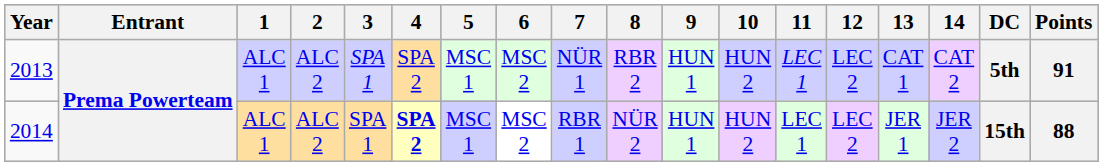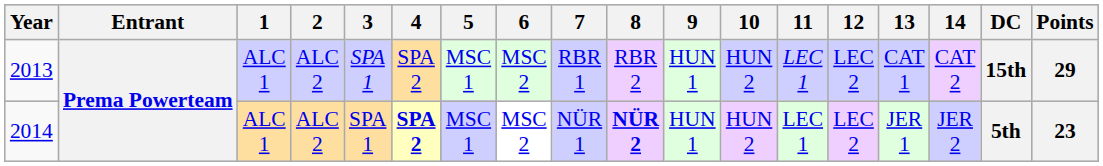(580, 69) NÜR 1 -> (580, 69) RBR 1
(1005, 69) 5th -> (1006, 69) 15th
(1064, 69) 91 -> (1065, 69) 29
(580, 130) RBR 1 -> (580, 130) NÜR 1
(635, 130) normal -> (636, 130) bold
(1005, 130) 15th -> (1006, 130) 5th
(1064, 130) 88 -> (1065, 130) 23
